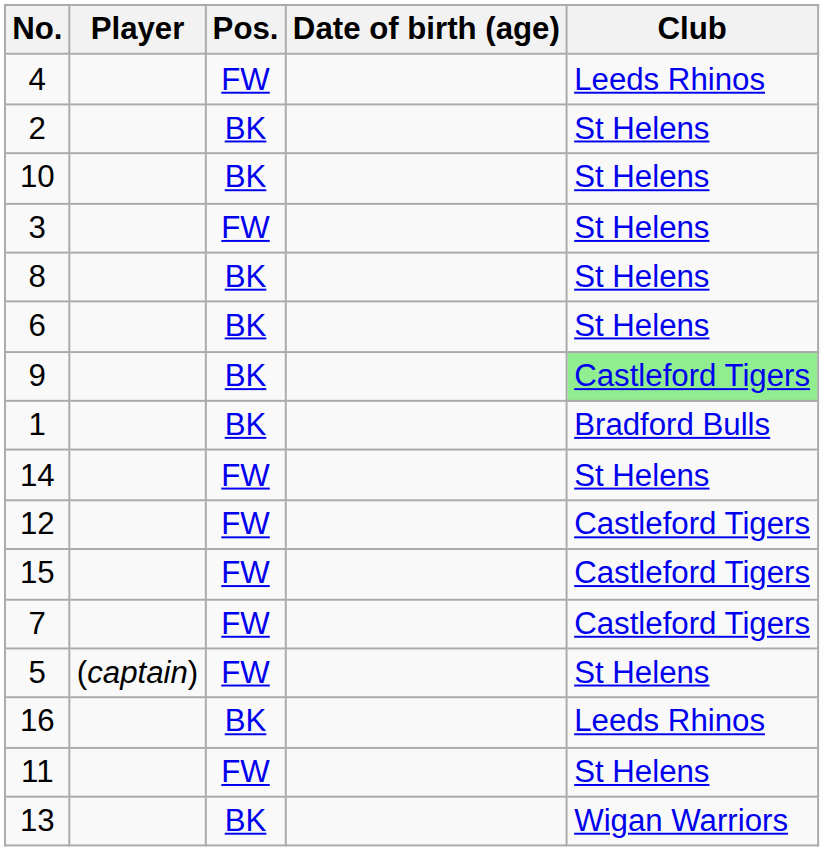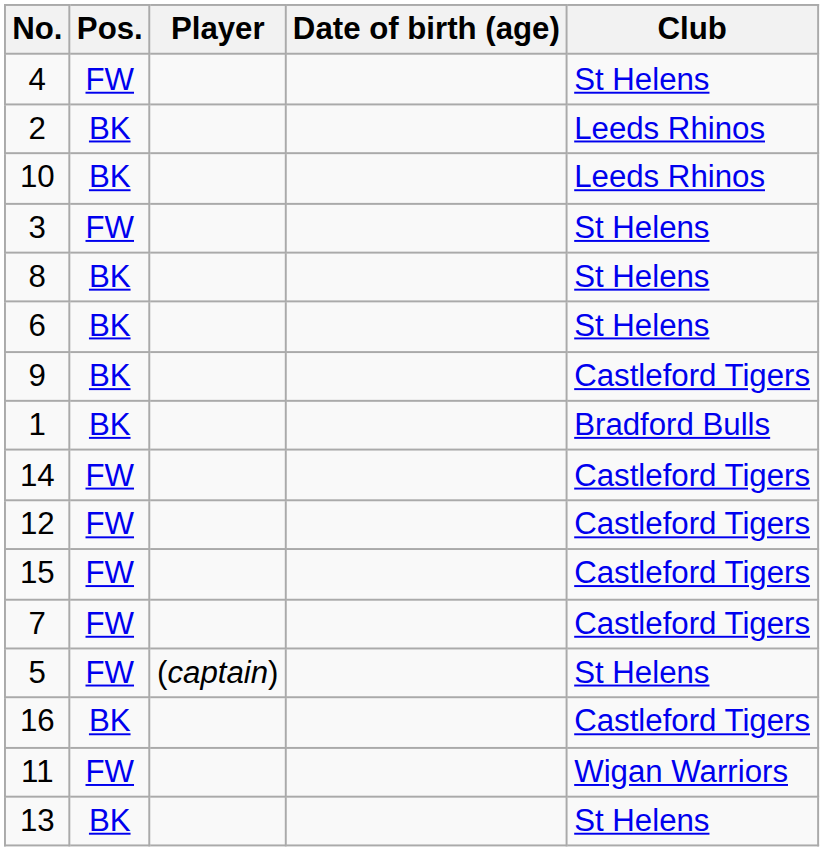columns swapped: (246, 29) <-> (137, 29)
(670, 78) Leeds Rhinos -> (642, 78) St Helens
(642, 128) St Helens -> (670, 128) Leeds Rhinos
(642, 177) St Helens -> (670, 177) Leeds Rhinos
(692, 375) lightgreen background -> (692, 375) no background
(642, 474) St Helens -> (692, 474) Castleford Tigers
(670, 721) Leeds Rhinos -> (692, 721) Castleford Tigers
(642, 771) St Helens -> (681, 771) Wigan Warriors
(681, 820) Wigan Warriors -> (642, 820) St Helens
